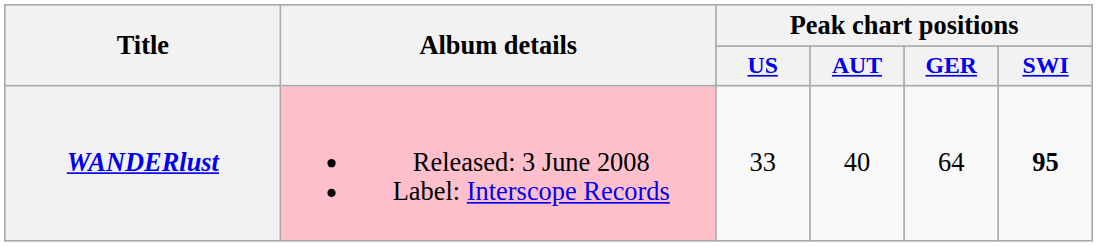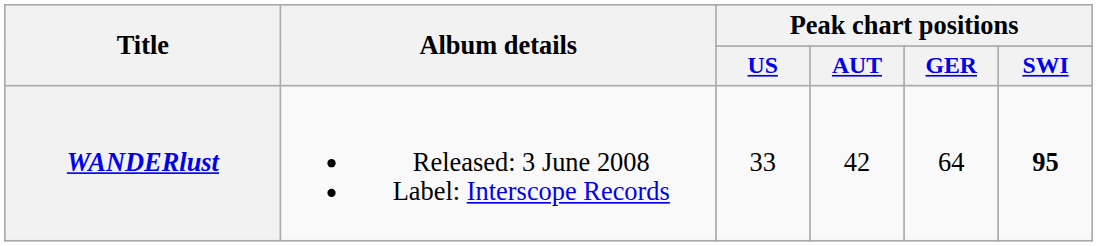(498, 178) pink background -> (498, 178) no background
(857, 162) 40 -> (857, 162) 42
